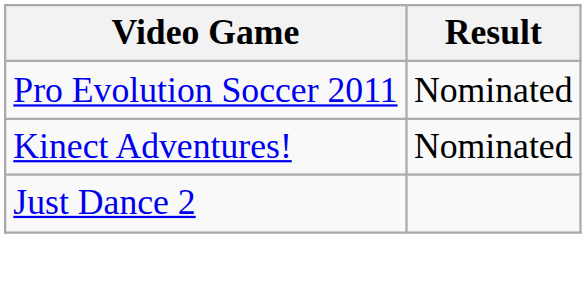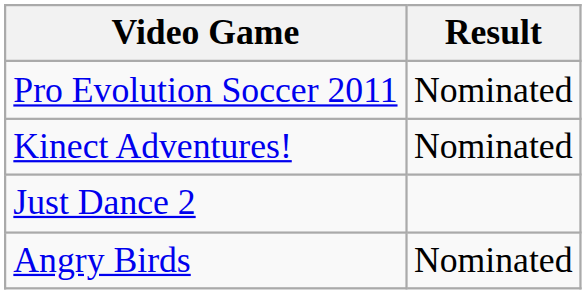+ row: (102, 259)
